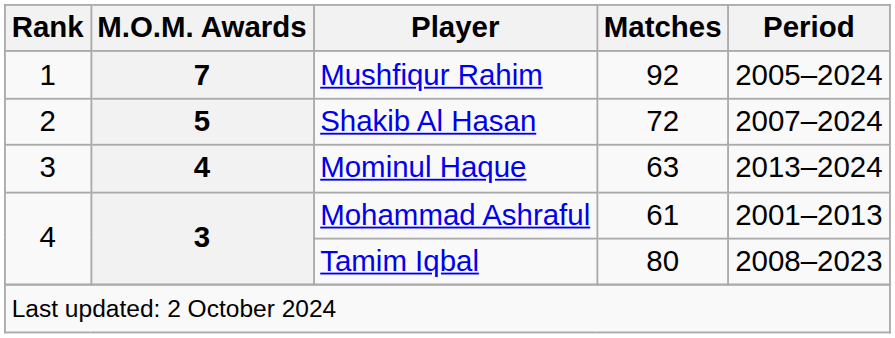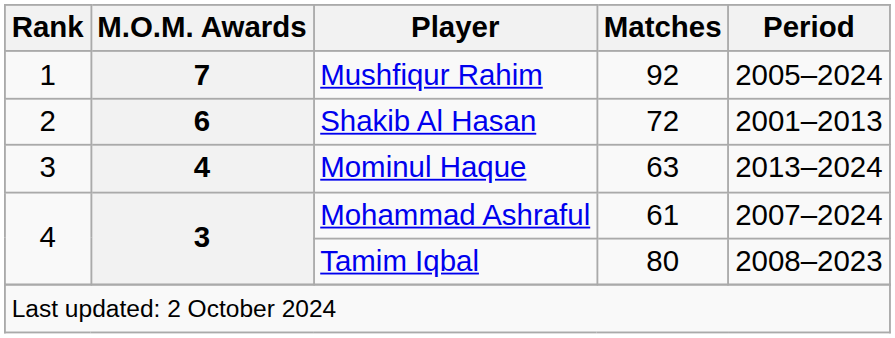(202, 121) 5 -> (202, 121) 6
(809, 121) 2007–2024 -> (809, 121) 2001–2013
(809, 214) 2001–2013 -> (809, 214) 2007–2024
